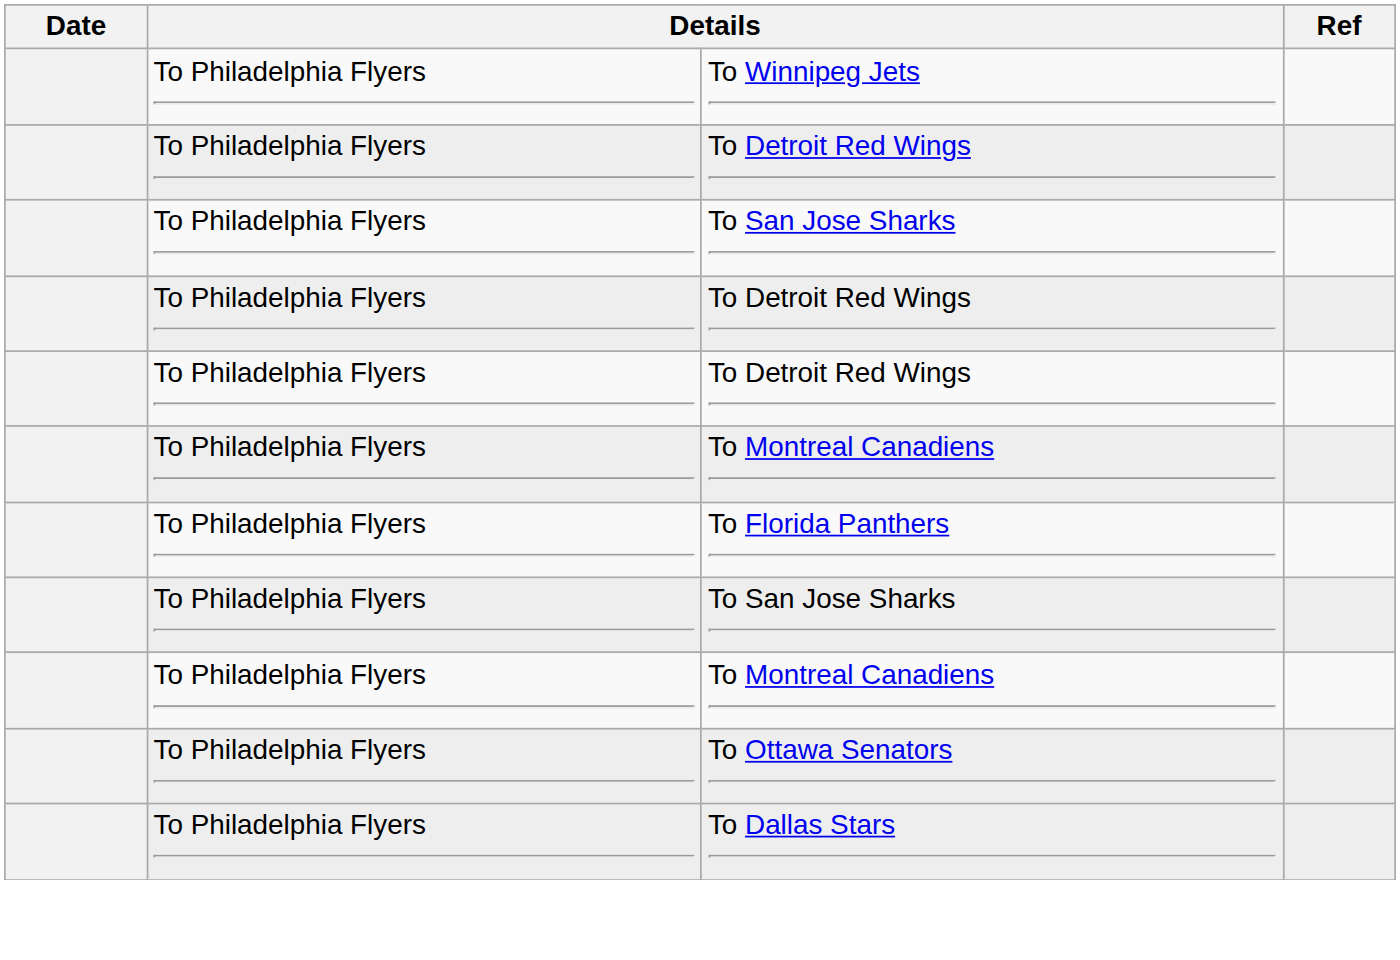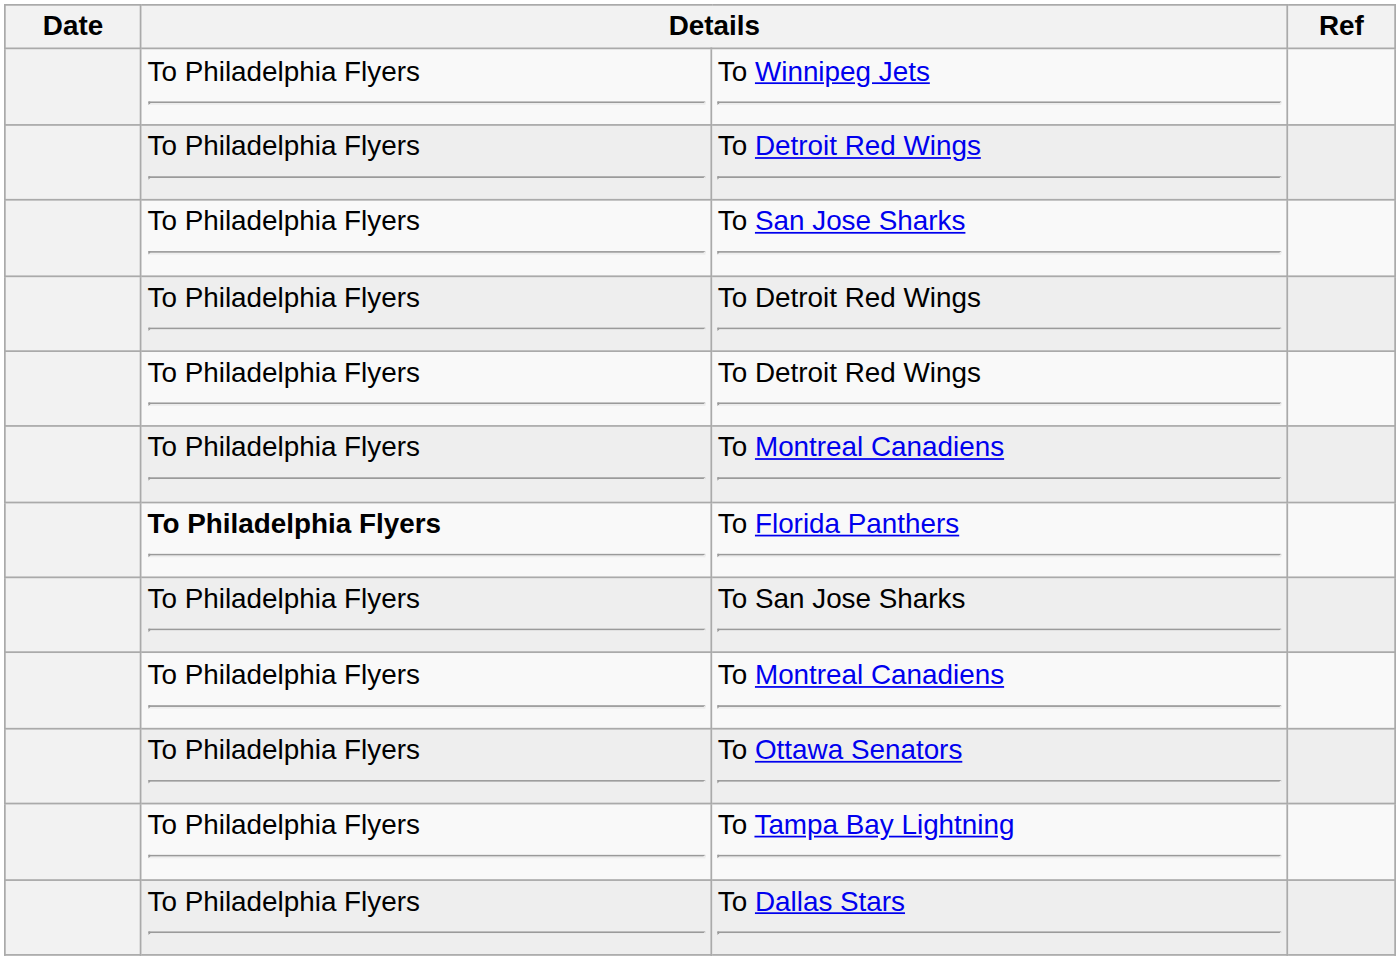(424, 533) normal -> (426, 533) bold
+ row: (73, 841)
